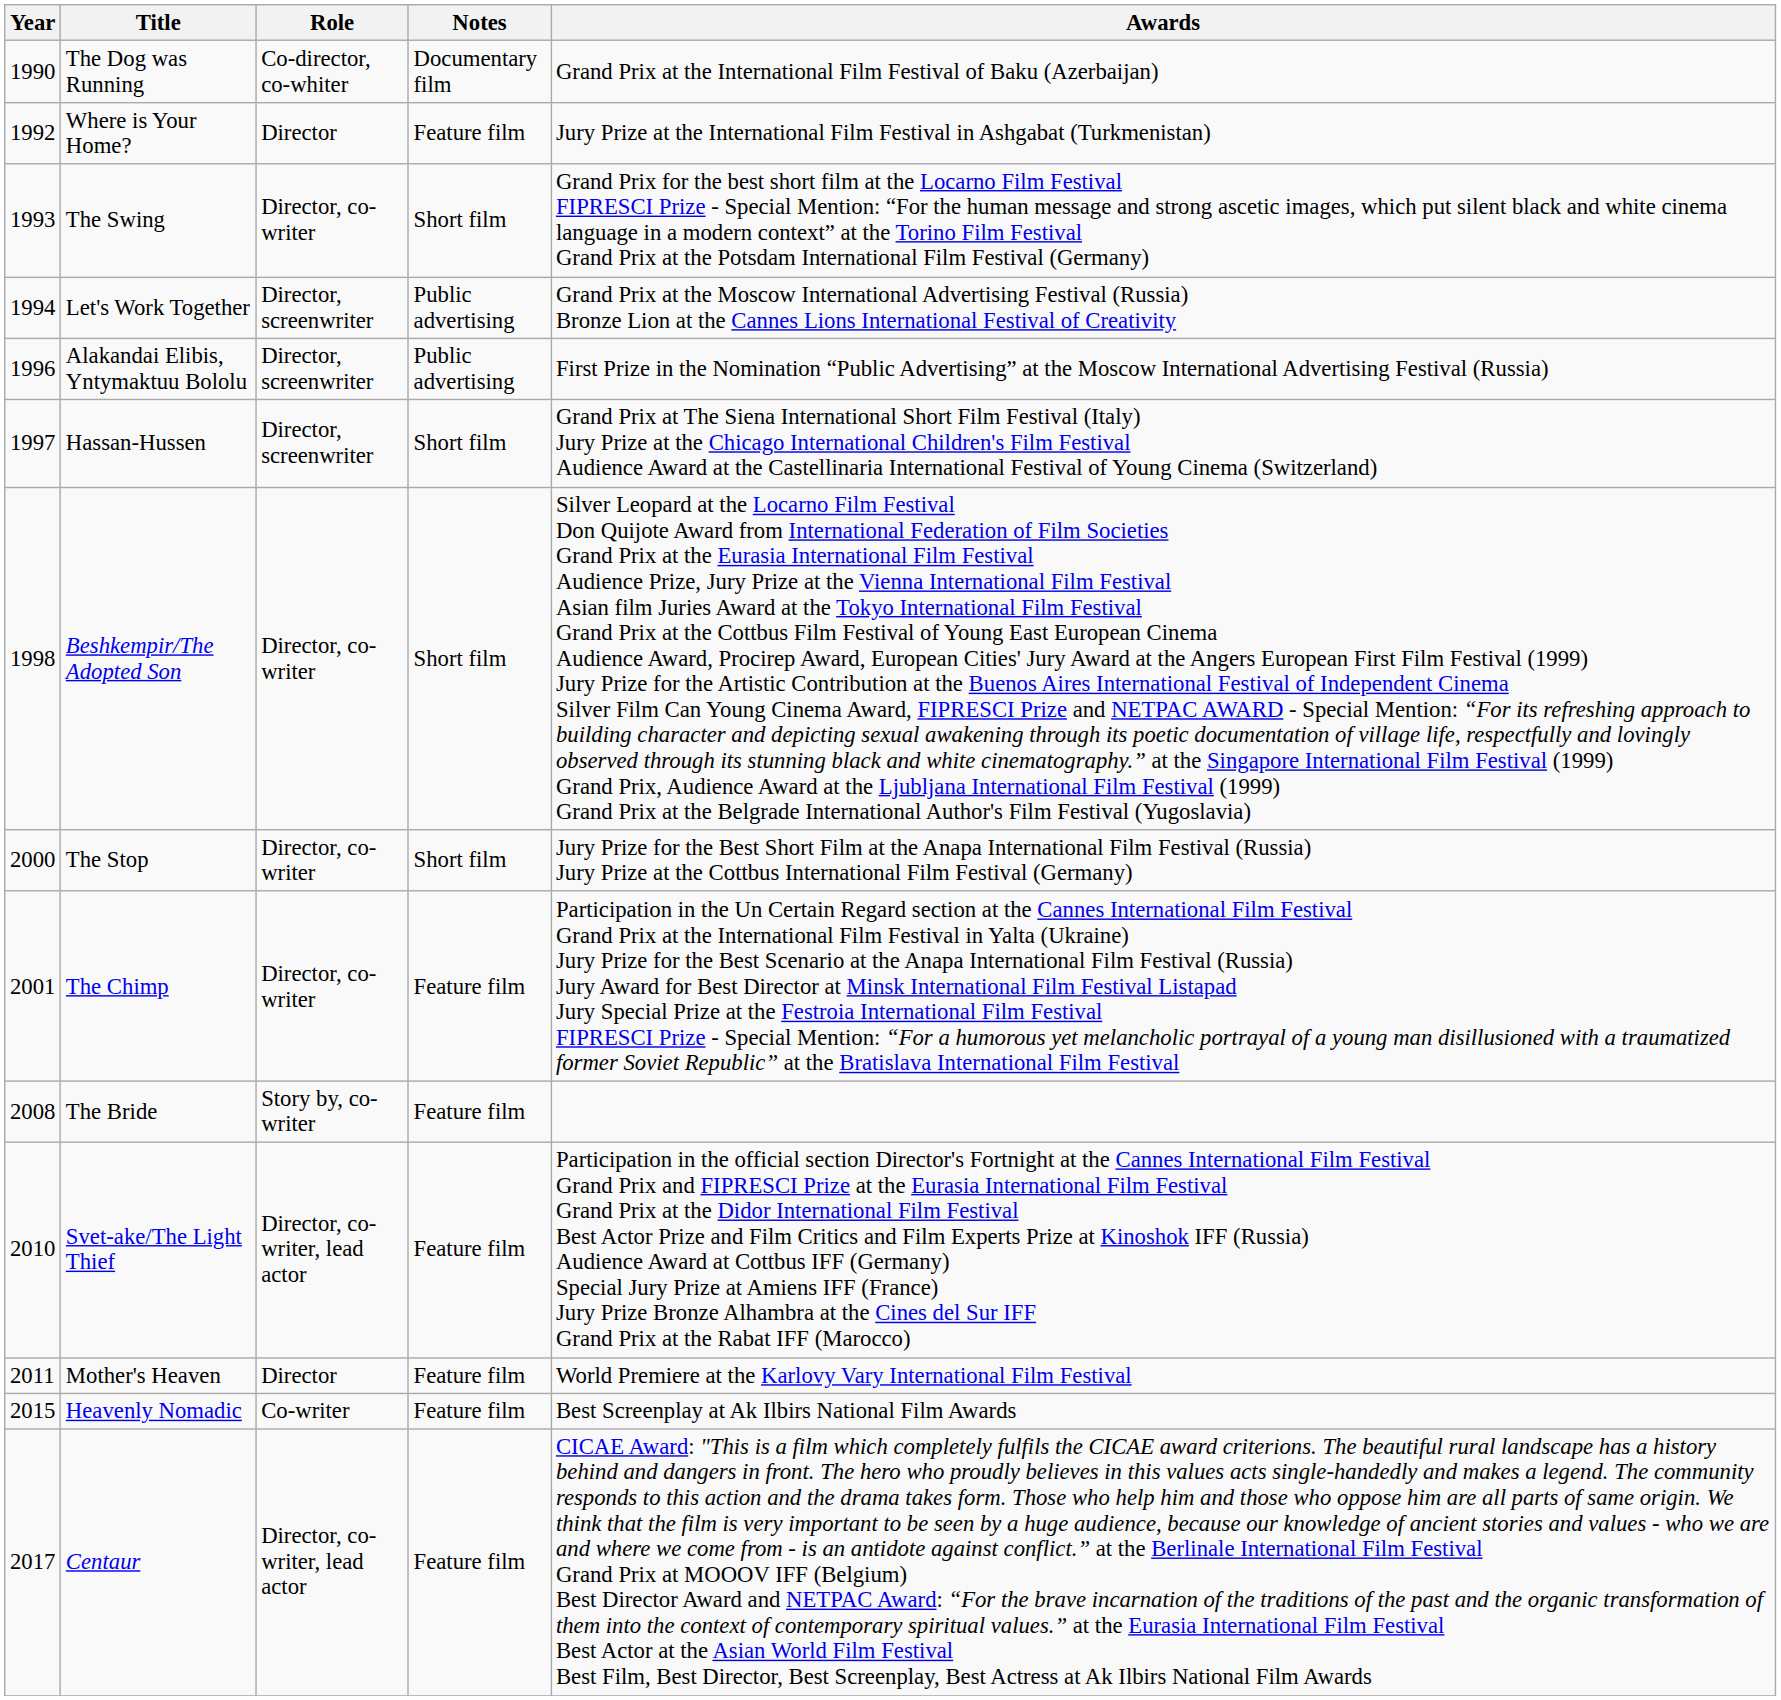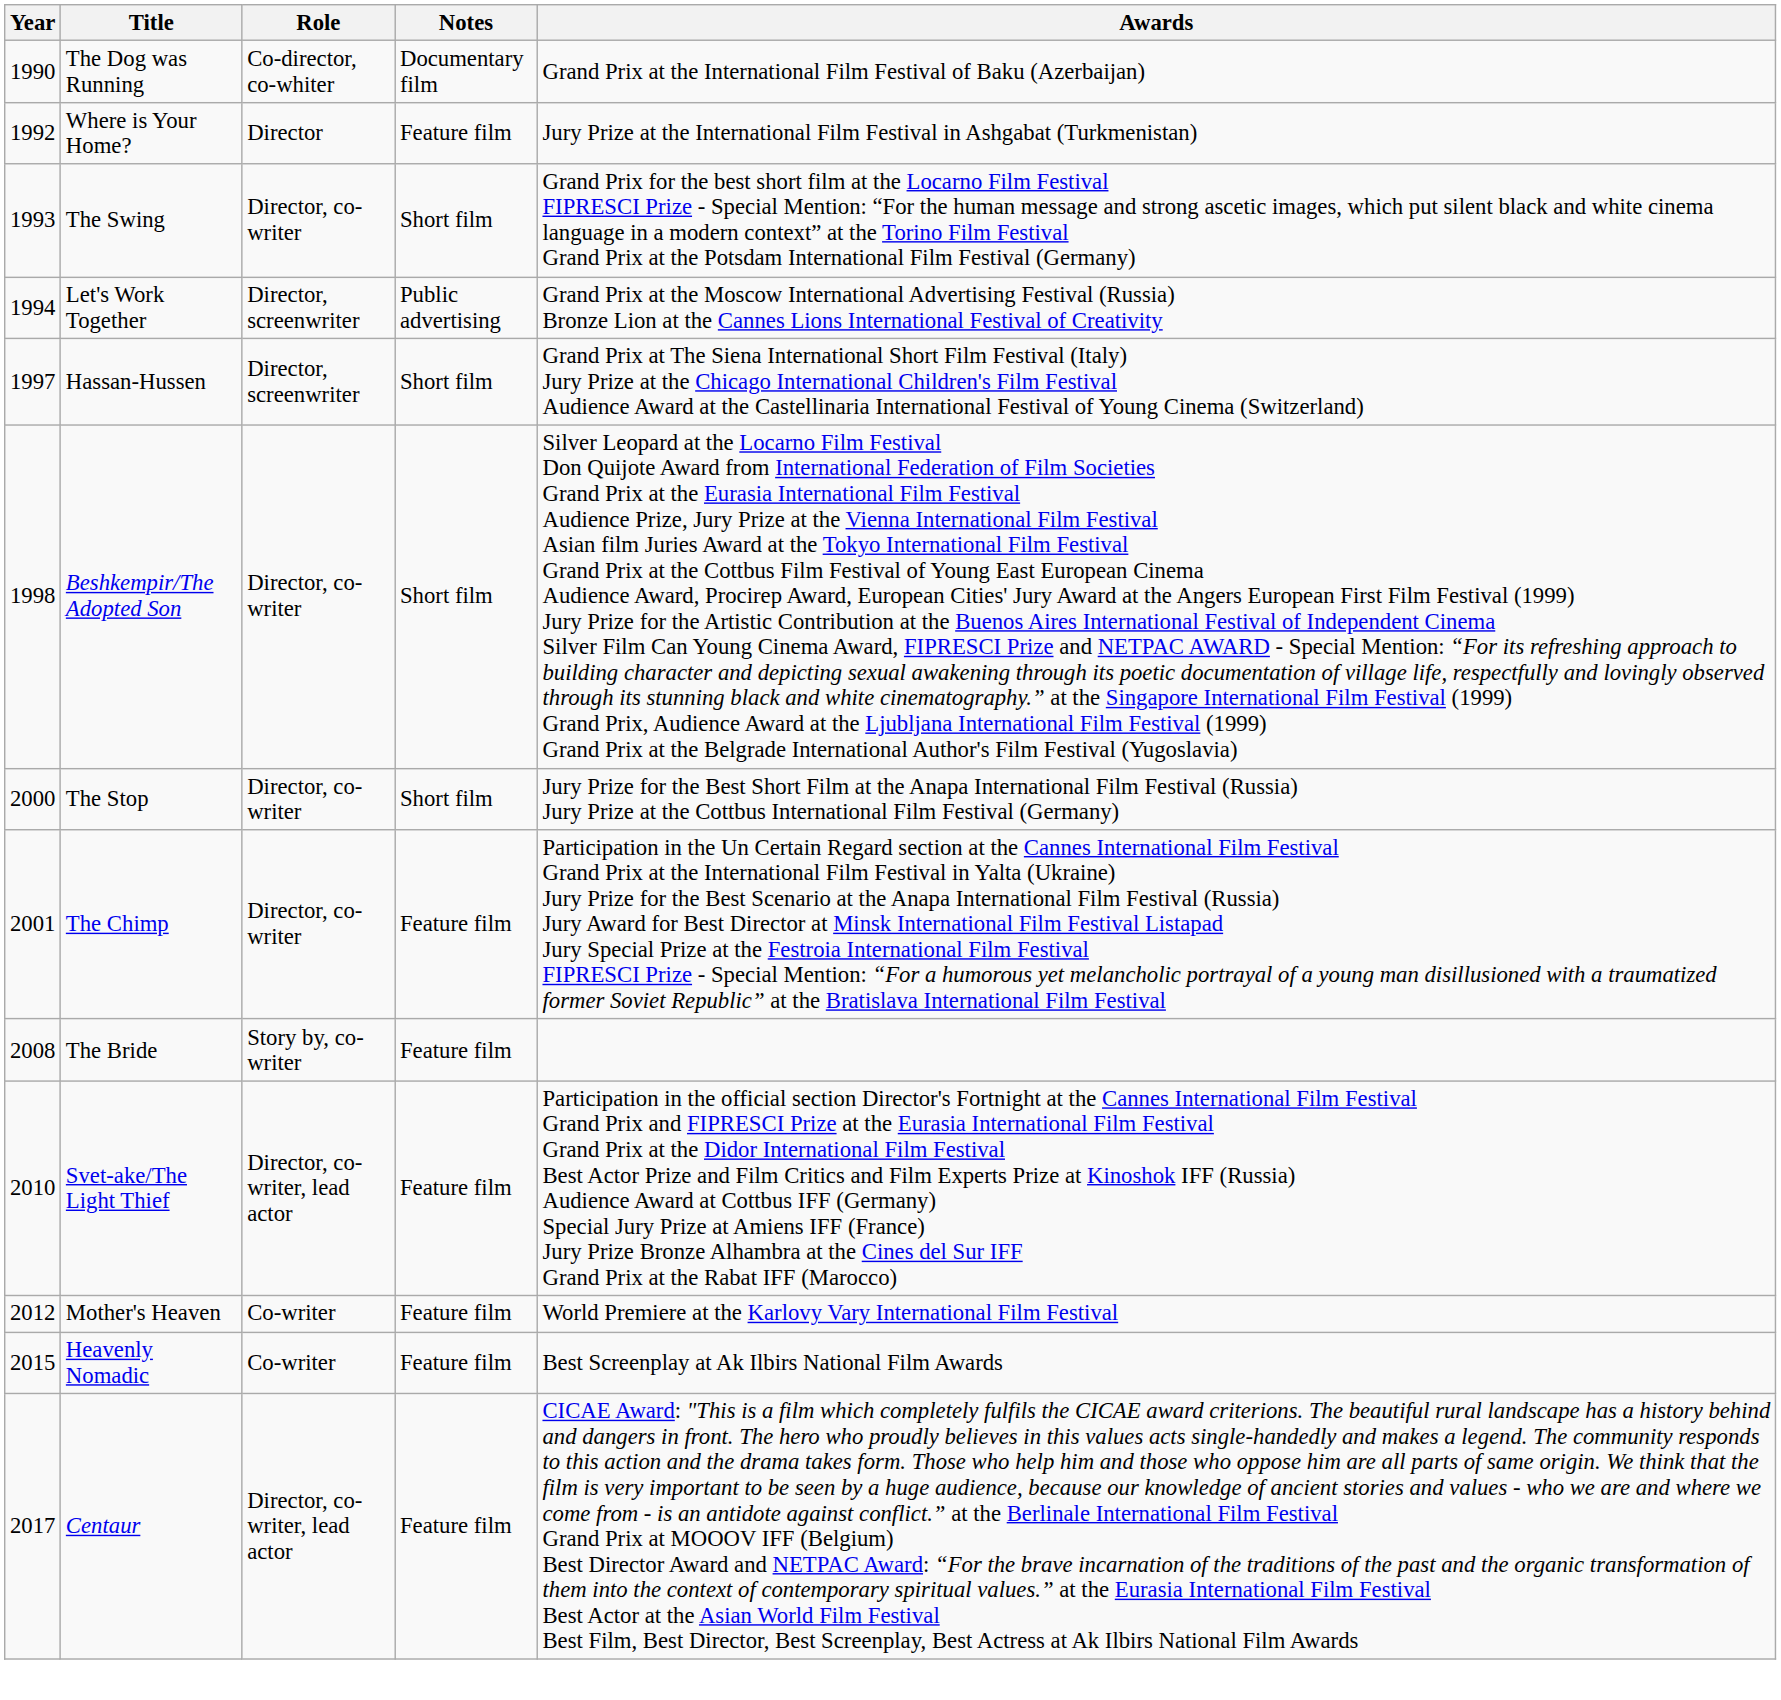- row: (156, 368)
(32, 1375) 2011 -> (33, 1313) 2012
(299, 1375) Director -> (291, 1313) Co-writer
